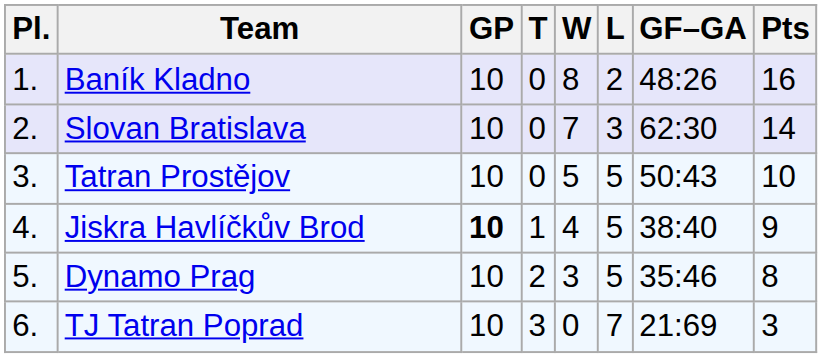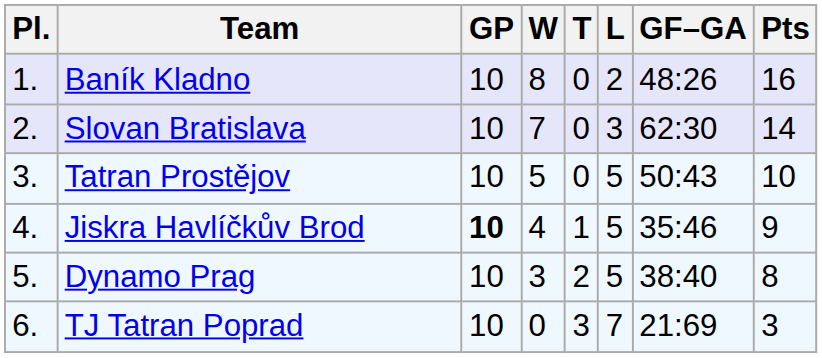columns swapped: (577, 29) <-> (538, 29)
(678, 227) 38:40 -> (678, 227) 35:46
(678, 276) 35:46 -> (678, 276) 38:40
